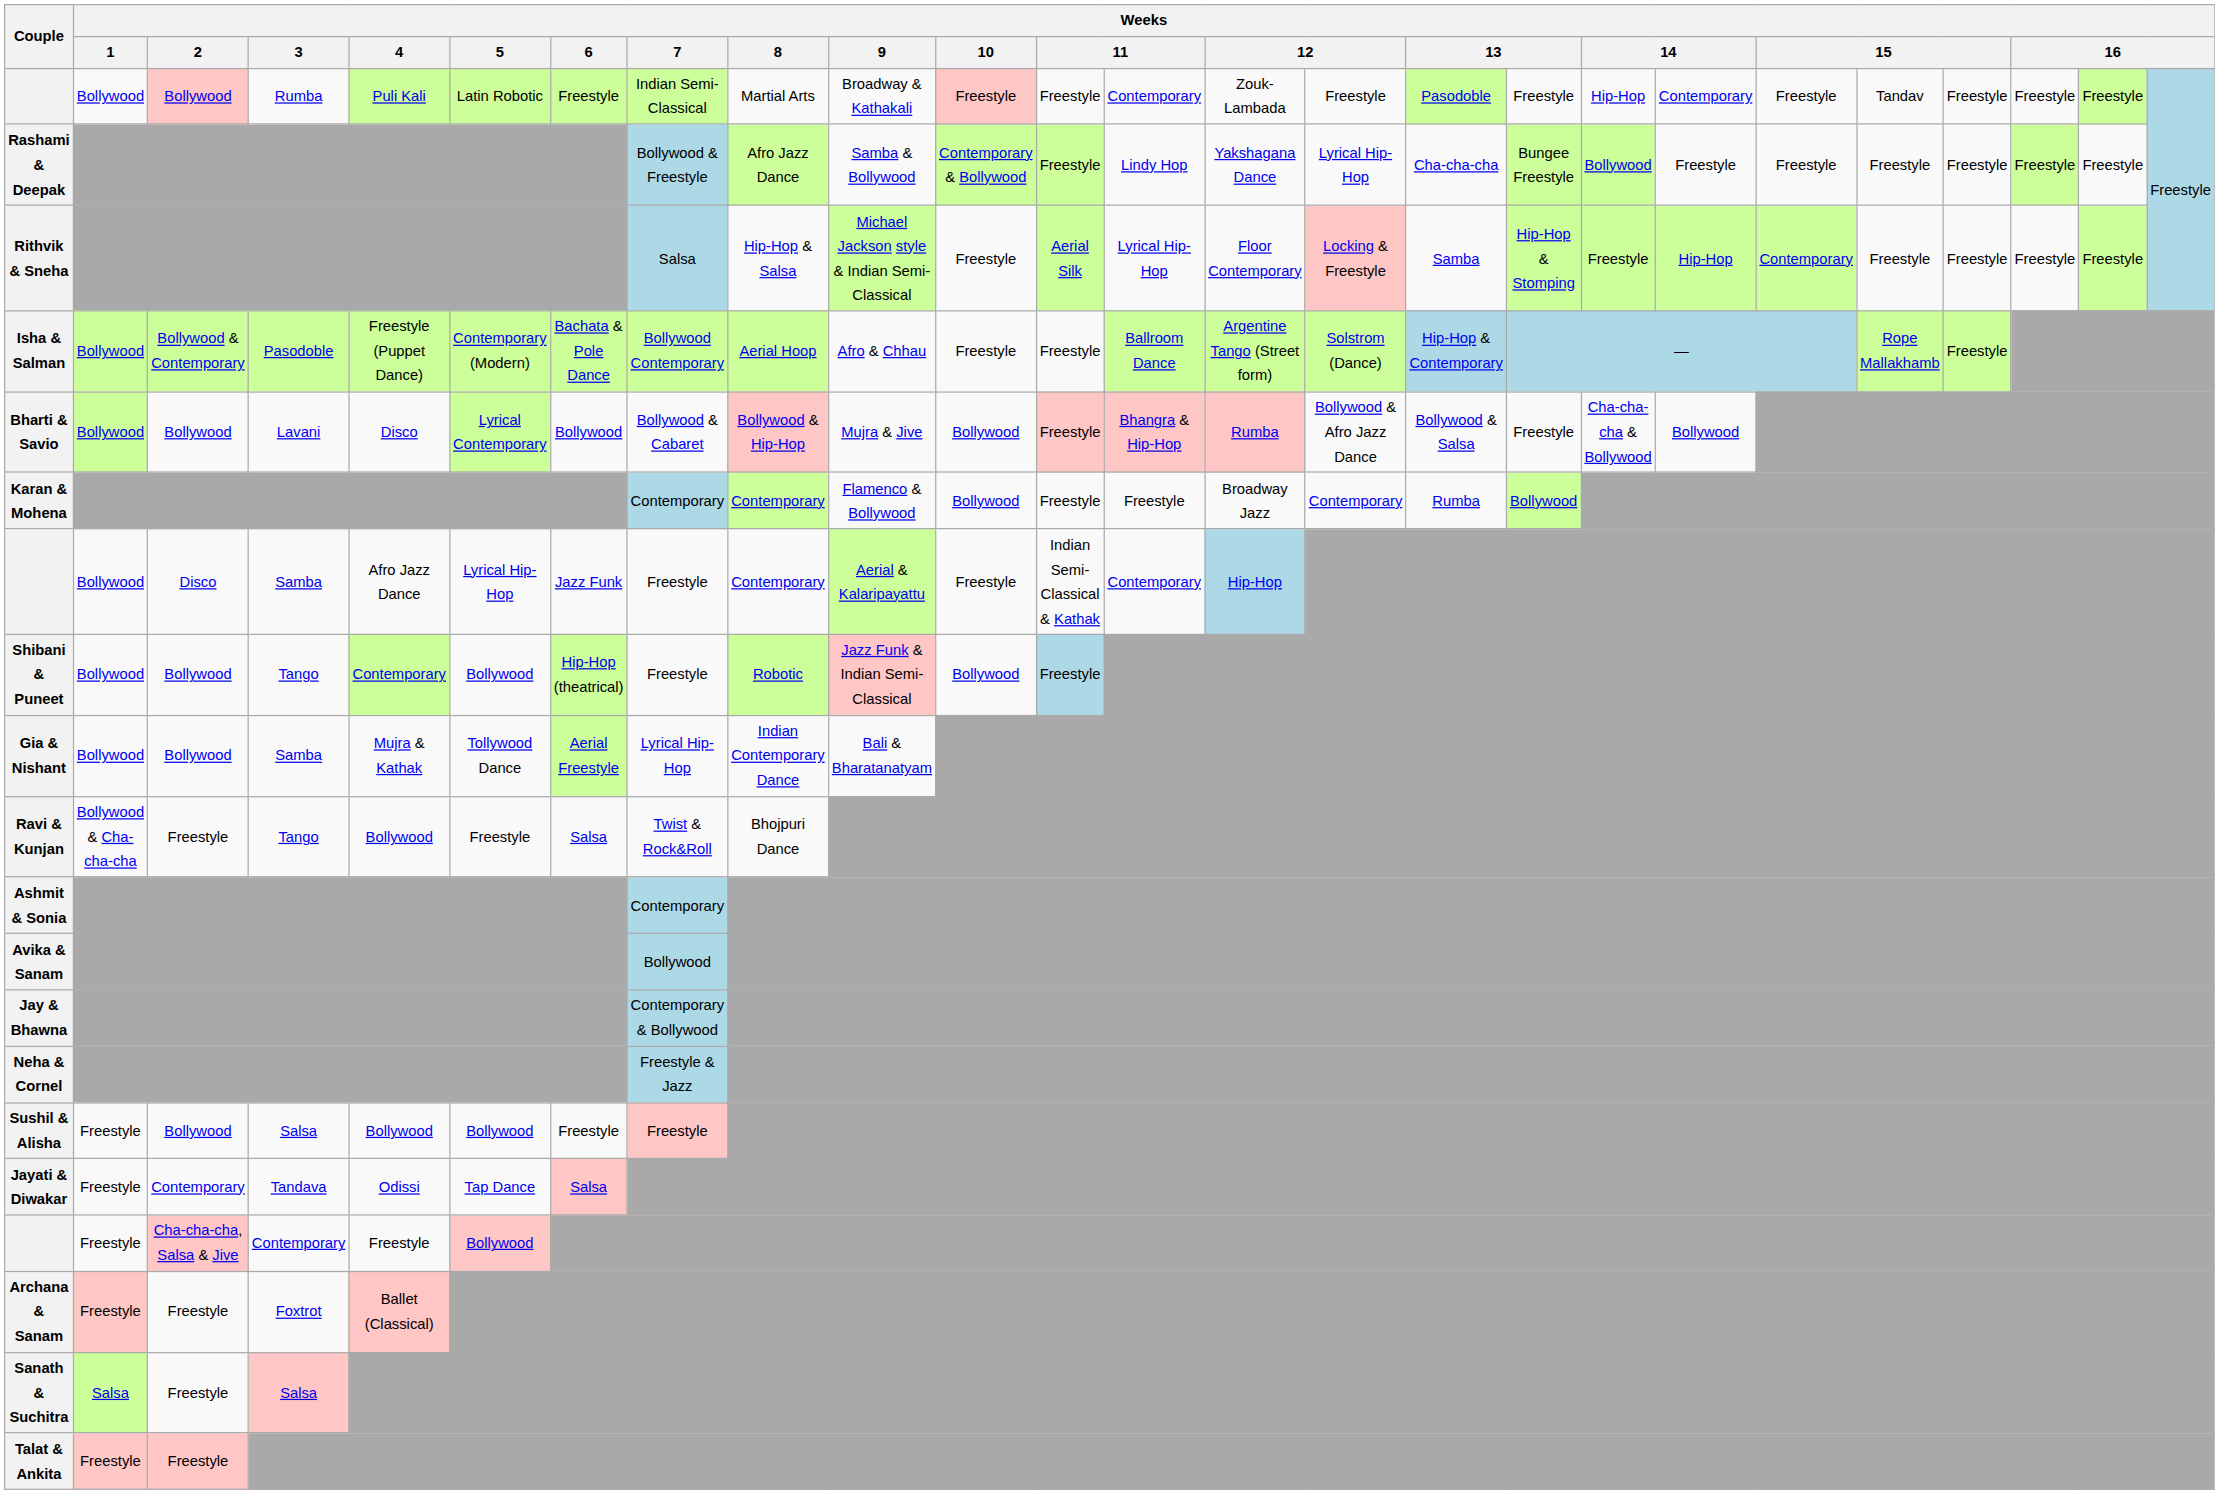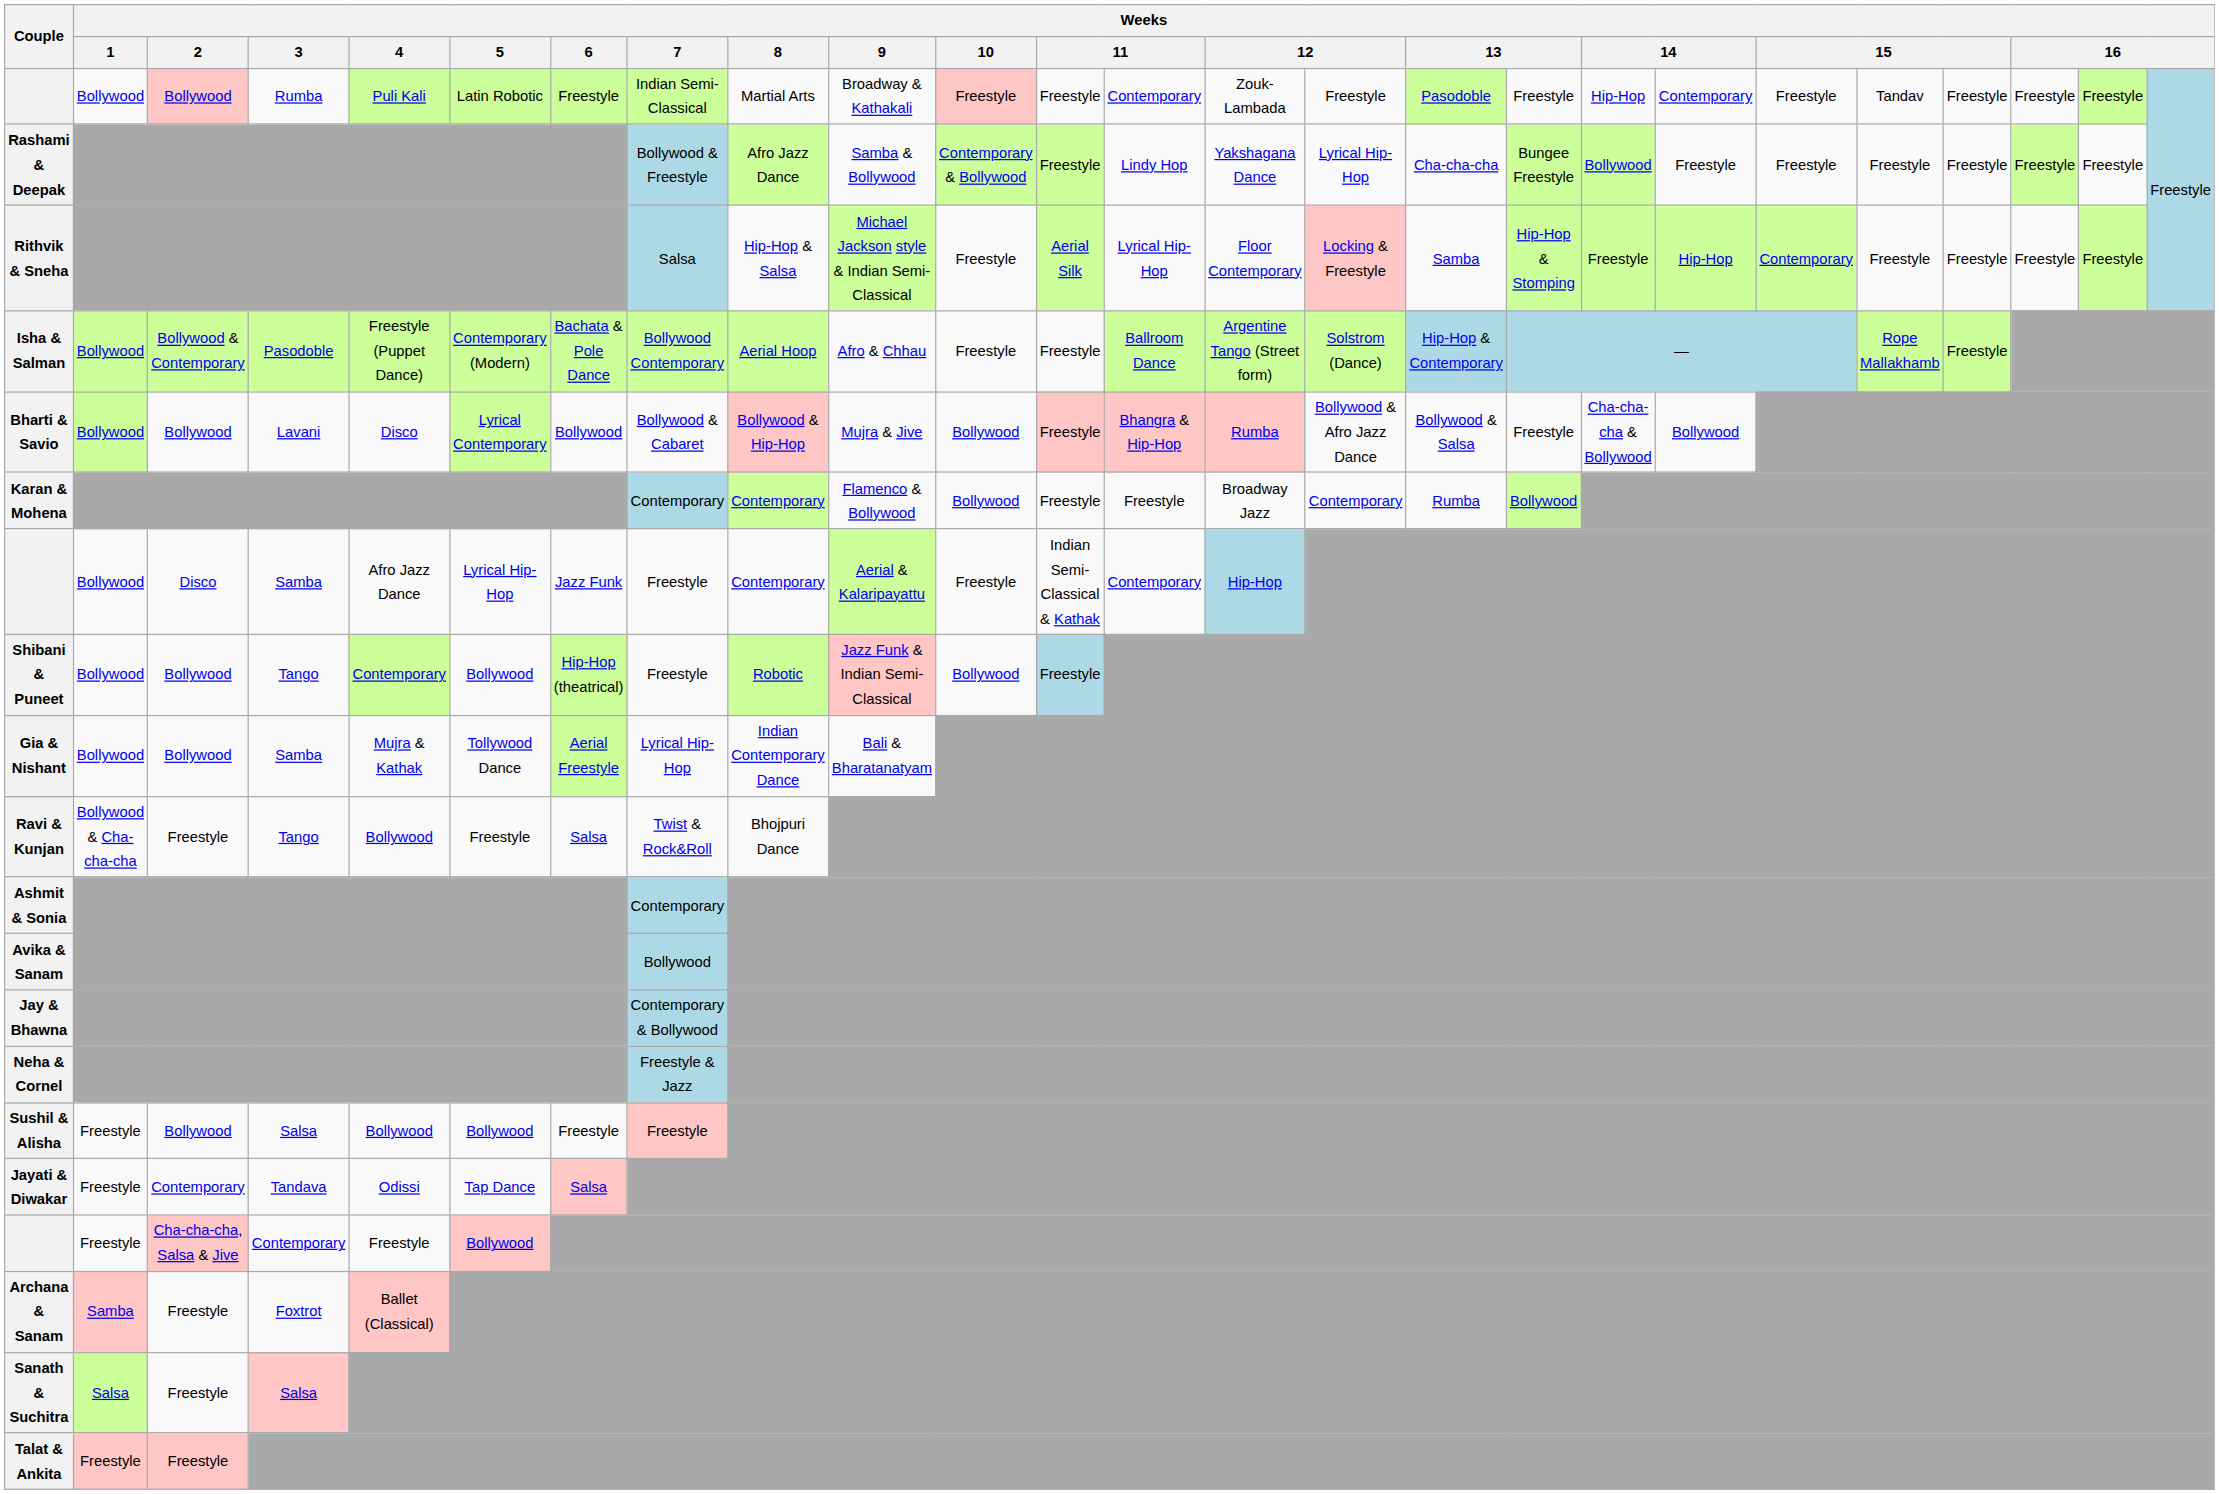(110, 1312) Freestyle -> (110, 1312) Samba
